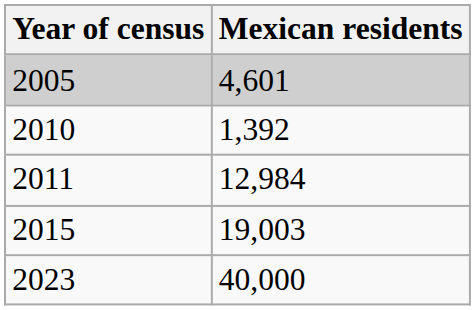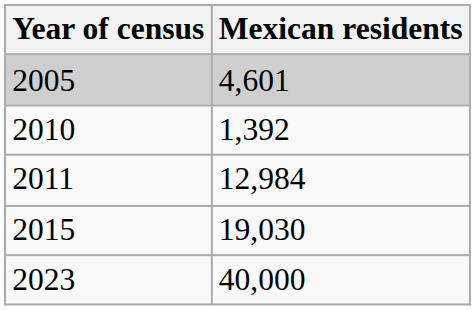(262, 229) 19,003 -> (262, 229) 19,030
